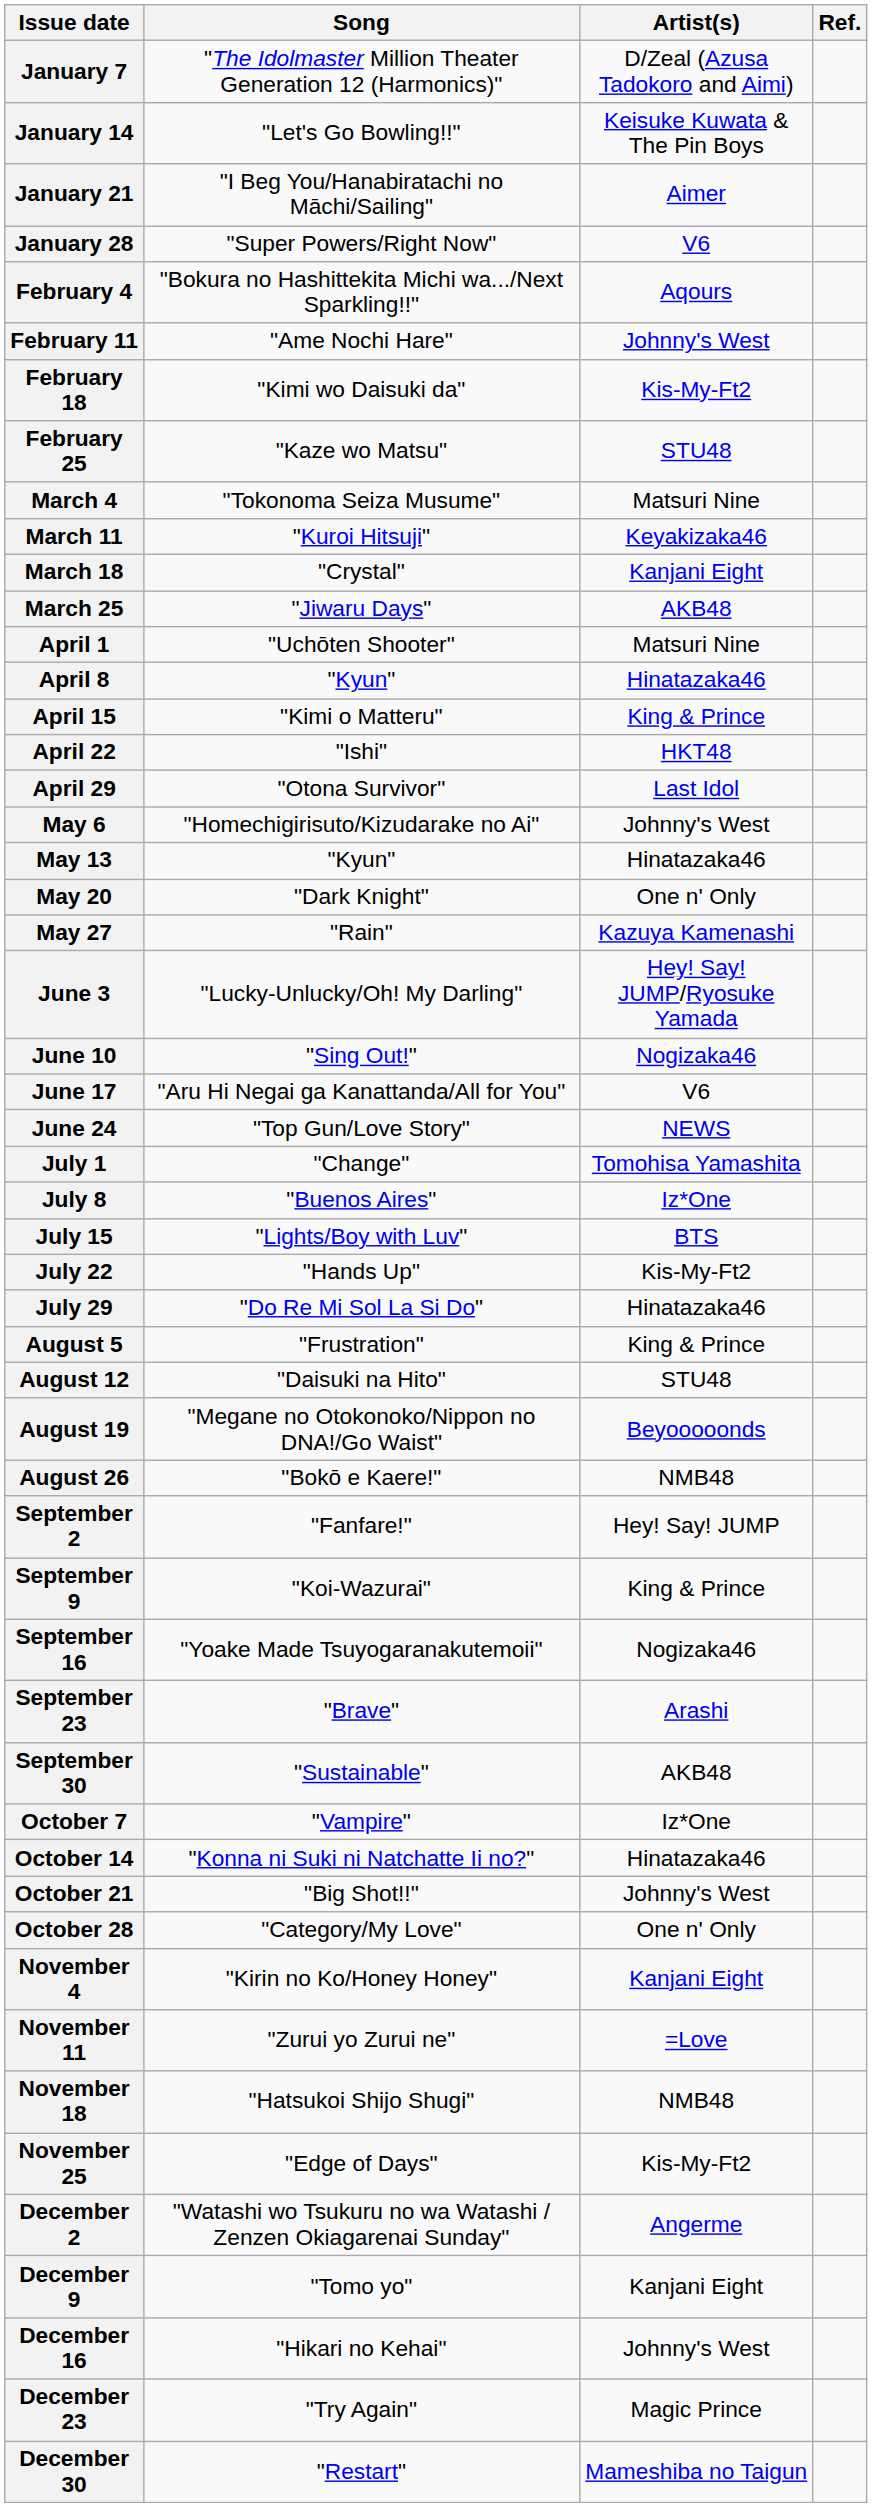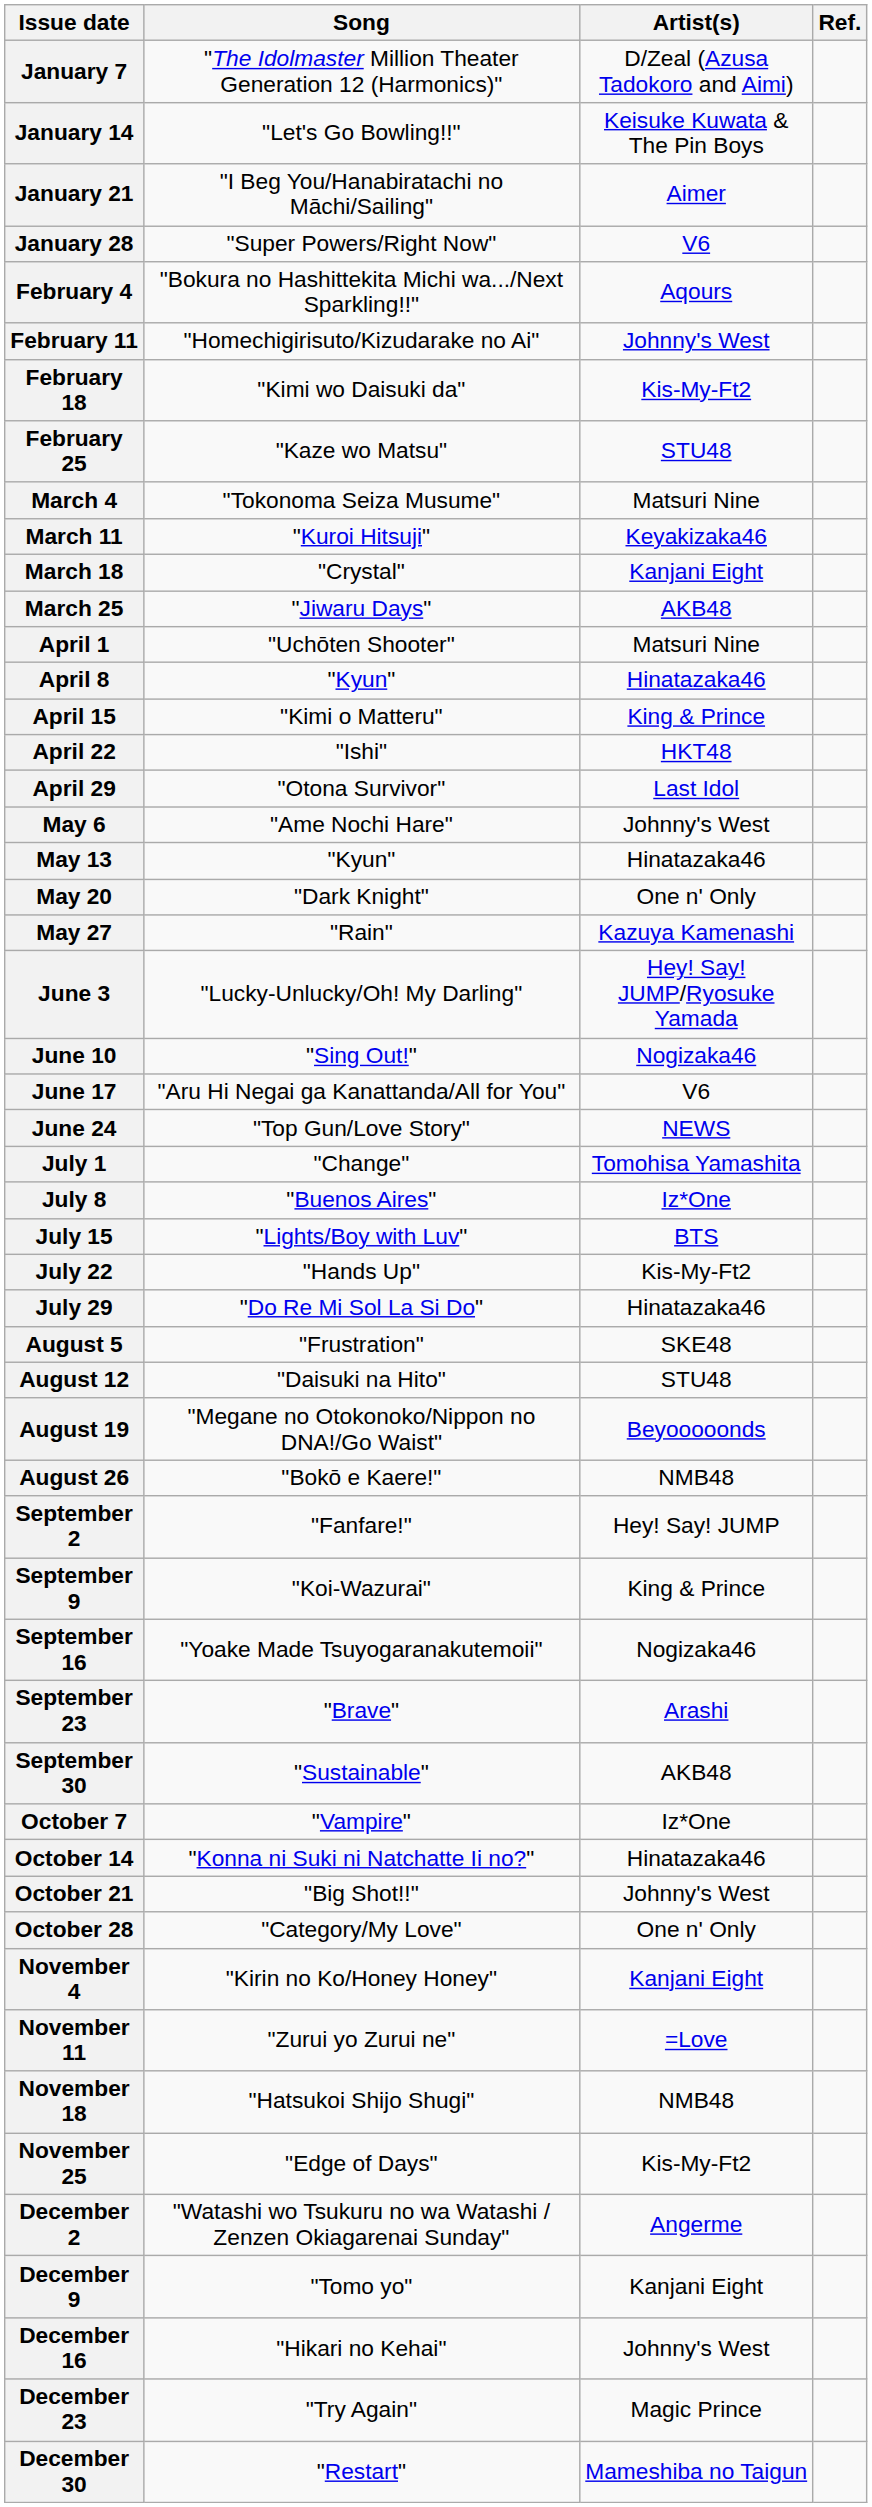(361, 340) "Ame Nochi Hare" -> (361, 340) "Homechigirisuto/Kizudarake no Ai"
(361, 824) "Homechigirisuto/Kizudarake no Ai" -> (361, 824) "Ame Nochi Hare"
(696, 1344) King & Prince -> (696, 1344) SKE48
